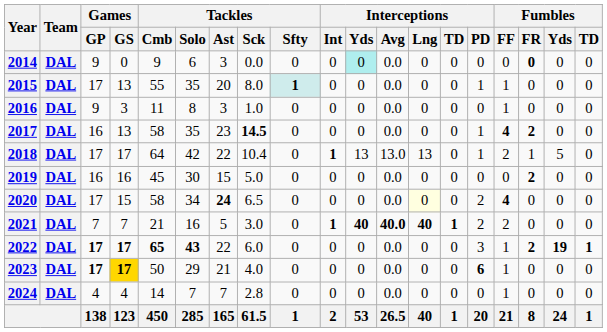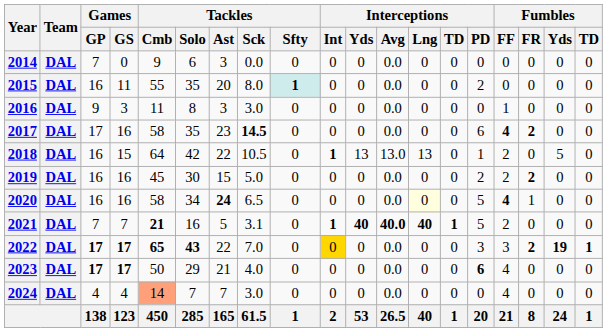(96, 62) 9 -> (96, 62) 7
(361, 62) paleturquoise background -> (361, 62) no background
(531, 62) bold -> (531, 62) normal
(96, 85) 17 -> (96, 85) 16
(124, 85) 13 -> (124, 85) 11
(481, 85) 1 -> (481, 85) 2
(506, 85) 1 -> (506, 85) 0
(254, 108) 1.0 -> (254, 108) 3.0
(96, 131) 16 -> (96, 131) 17
(124, 131) 13 -> (124, 131) 16
(481, 131) 1 -> (481, 131) 6
(96, 154) 17 -> (96, 154) 16
(124, 154) 17 -> (124, 154) 15
(254, 154) 10.4 -> (254, 154) 10.5
(531, 154) 1 -> (531, 154) 0
(481, 177) 0 -> (481, 177) 2
(506, 177) 0 -> (506, 177) 2
(96, 200) 17 -> (96, 200) 16
(124, 200) 15 -> (124, 200) 16
(481, 200) 2 -> (481, 200) 5
(531, 200) 0 -> (531, 200) 1
(157, 223) normal -> (157, 223) bold
(254, 223) 3.0 -> (254, 223) 3.1
(481, 223) 2 -> (481, 223) 5
(254, 246) 6.0 -> (254, 246) 7.0
(333, 246) no background -> (333, 246) gold background
(506, 246) 1 -> (506, 246) 3
(124, 270) gold background -> (124, 270) no background
(506, 270) 1 -> (506, 270) 4
(157, 293) no background -> (157, 293) lightsalmon background
(254, 293) 2.8 -> (254, 293) 3.0
(506, 293) 1 -> (506, 293) 4
